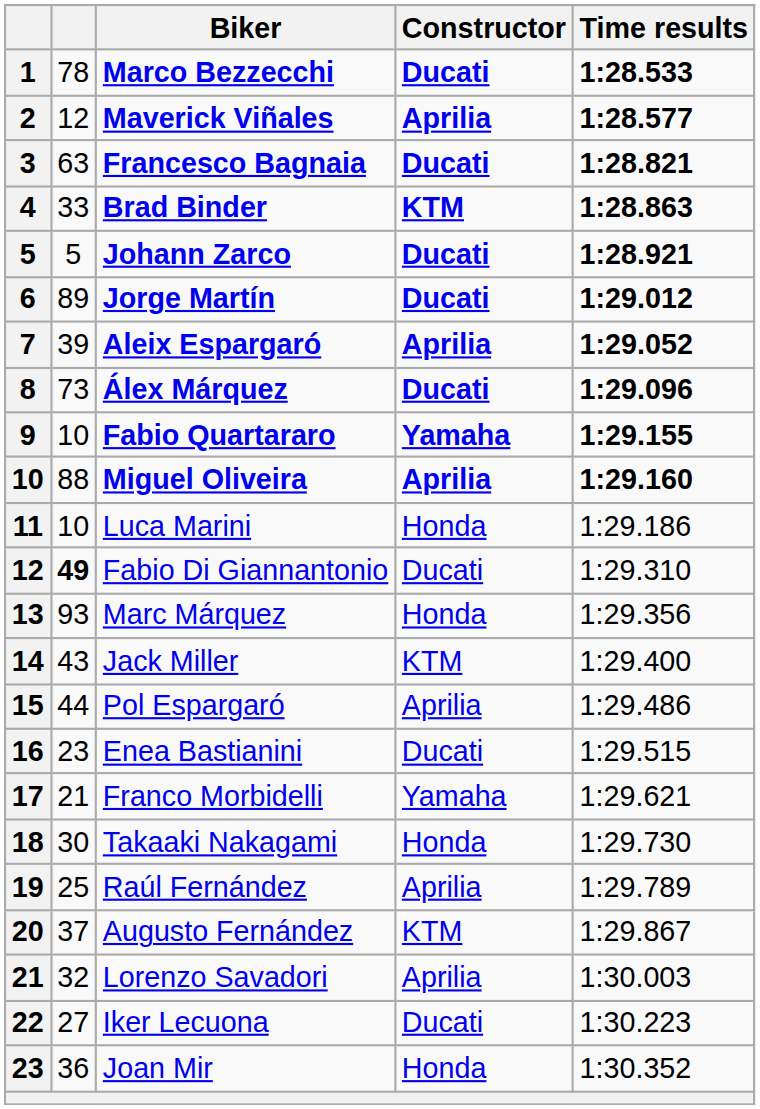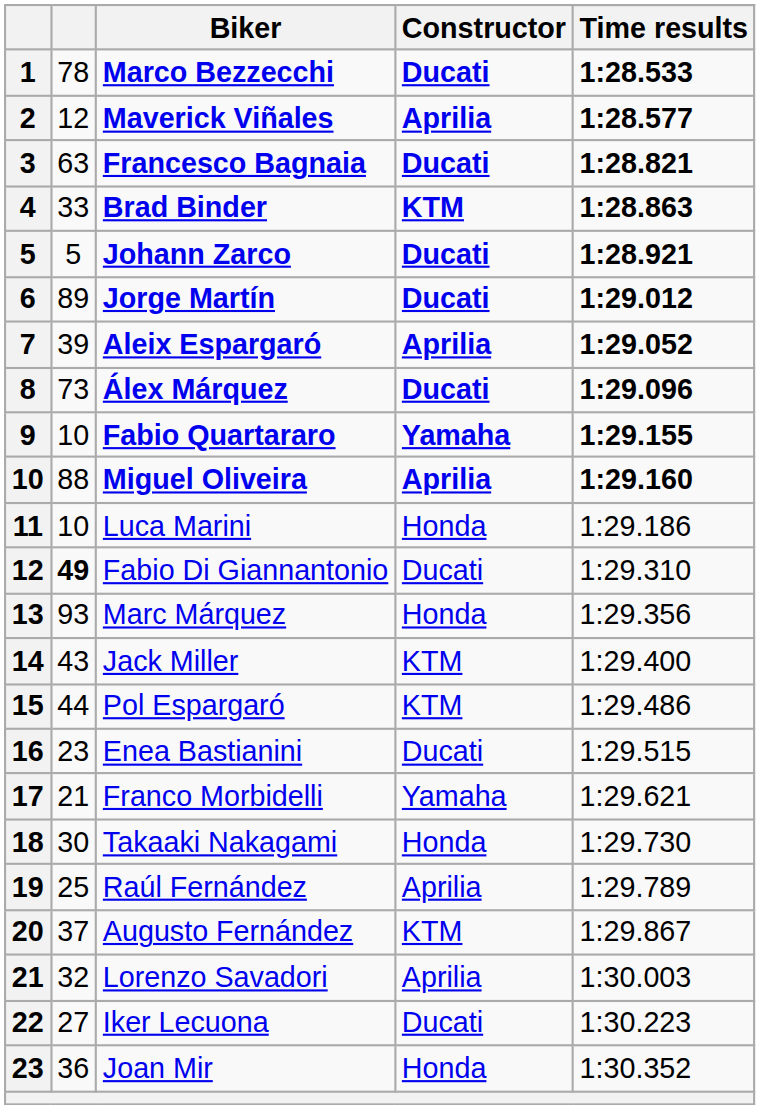(442, 706) Aprilia -> (432, 706) KTM
